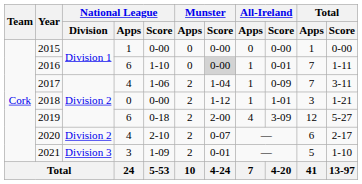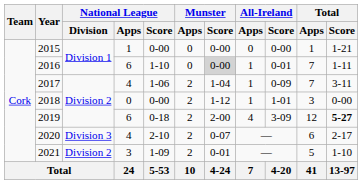(342, 48) 0-00 -> (342, 48) 1-21
(342, 100) 1-21 -> (342, 100) 0-00
(342, 118) normal -> (342, 118) bold
(88, 135) Division 2 -> (88, 135) Division 3
(88, 153) Division 3 -> (88, 153) Division 2
